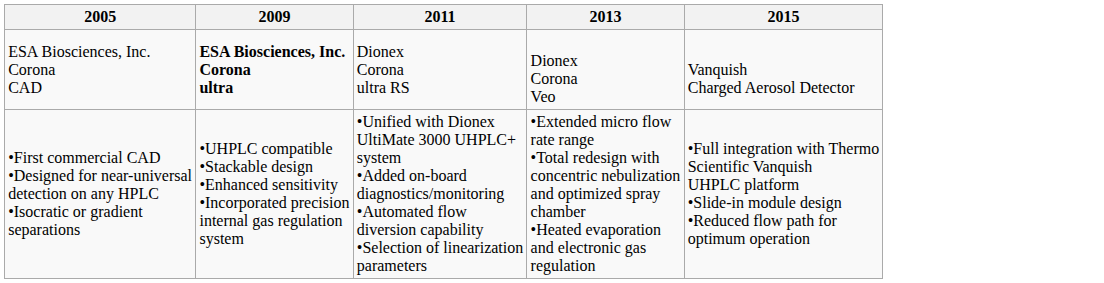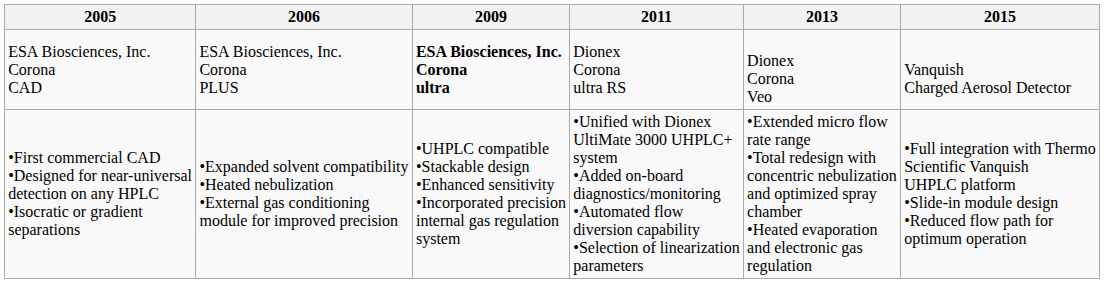+ column: (304, 17)
